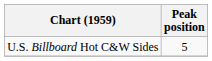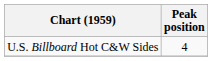(184, 46) 5 -> (184, 46) 4
